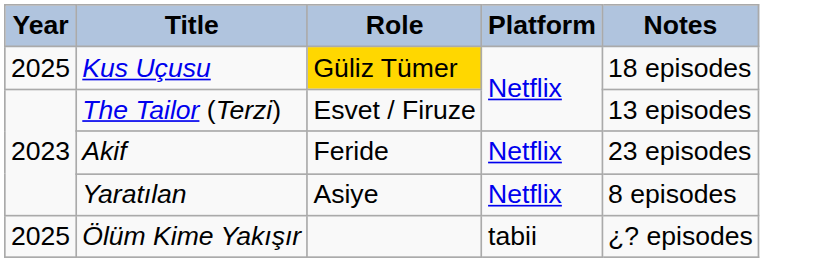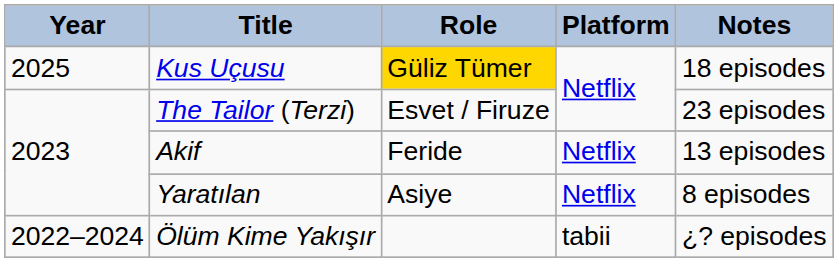(680, 109) 13 episodes -> (754, 109) 23 episodes
(680, 151) 23 episodes -> (754, 151) 13 episodes
(40, 236) 2025 -> (77, 236) 2022–2024
